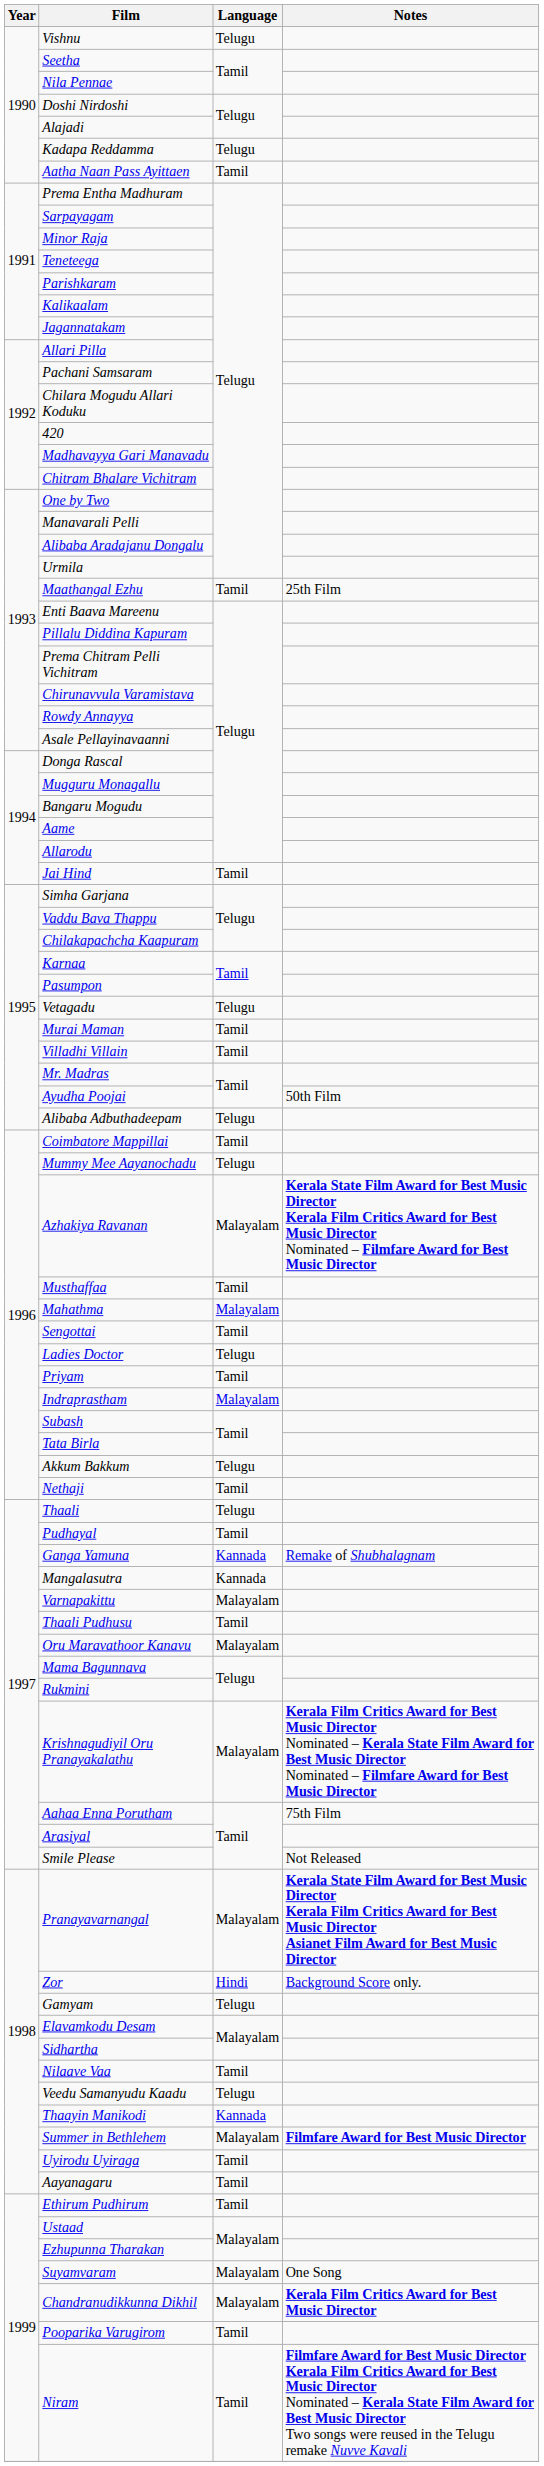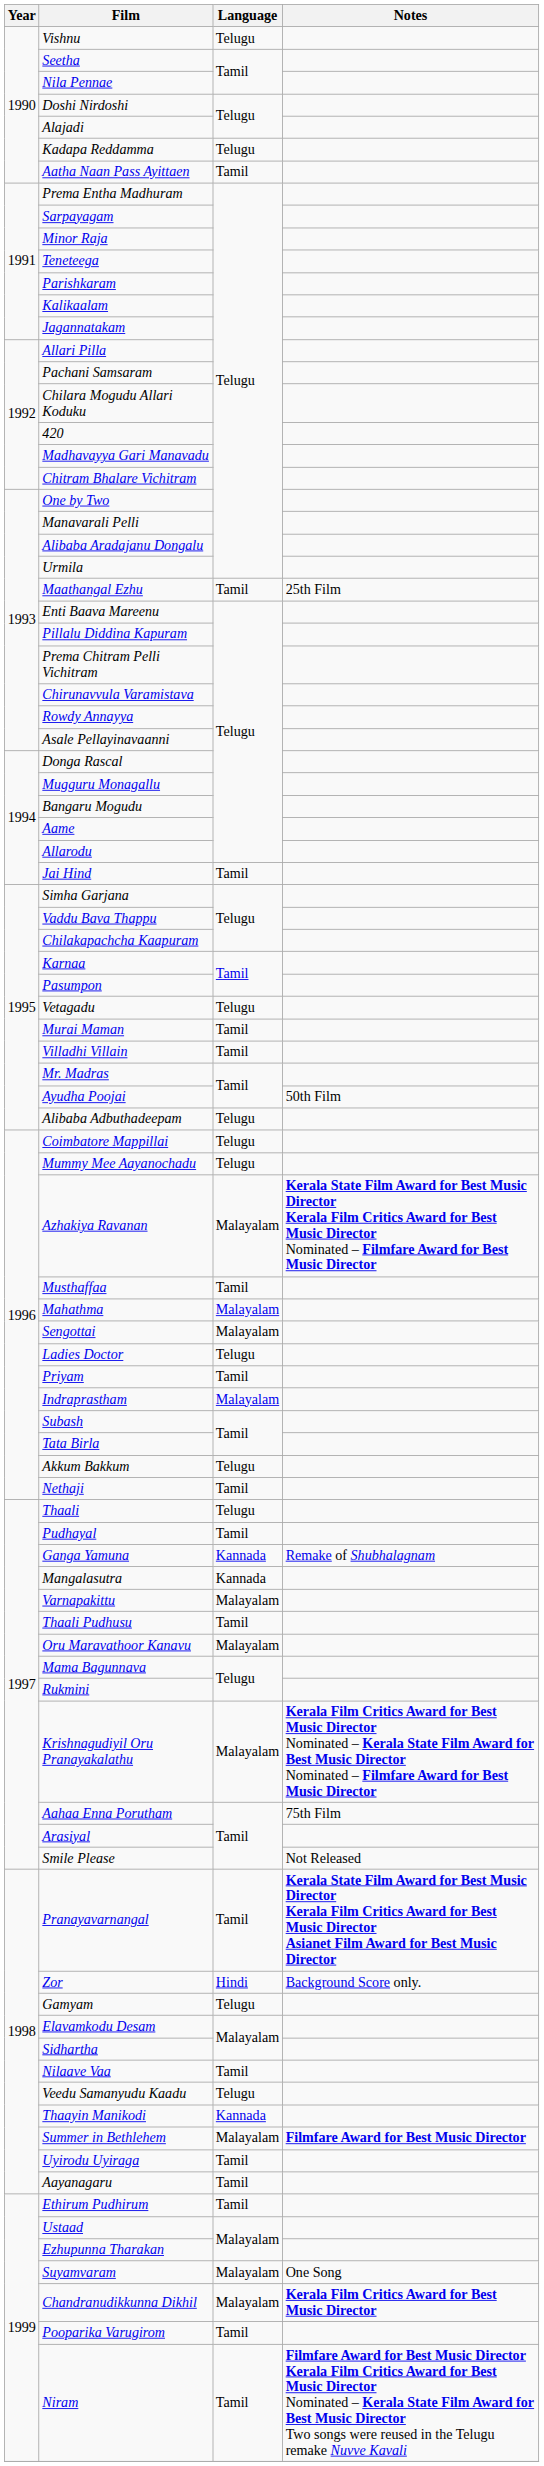(232, 1141) Tamil -> (235, 1141) Telugu
(232, 1332) Tamil -> (248, 1332) Malayalam
(248, 1920) Malayalam -> (232, 1920) Tamil
